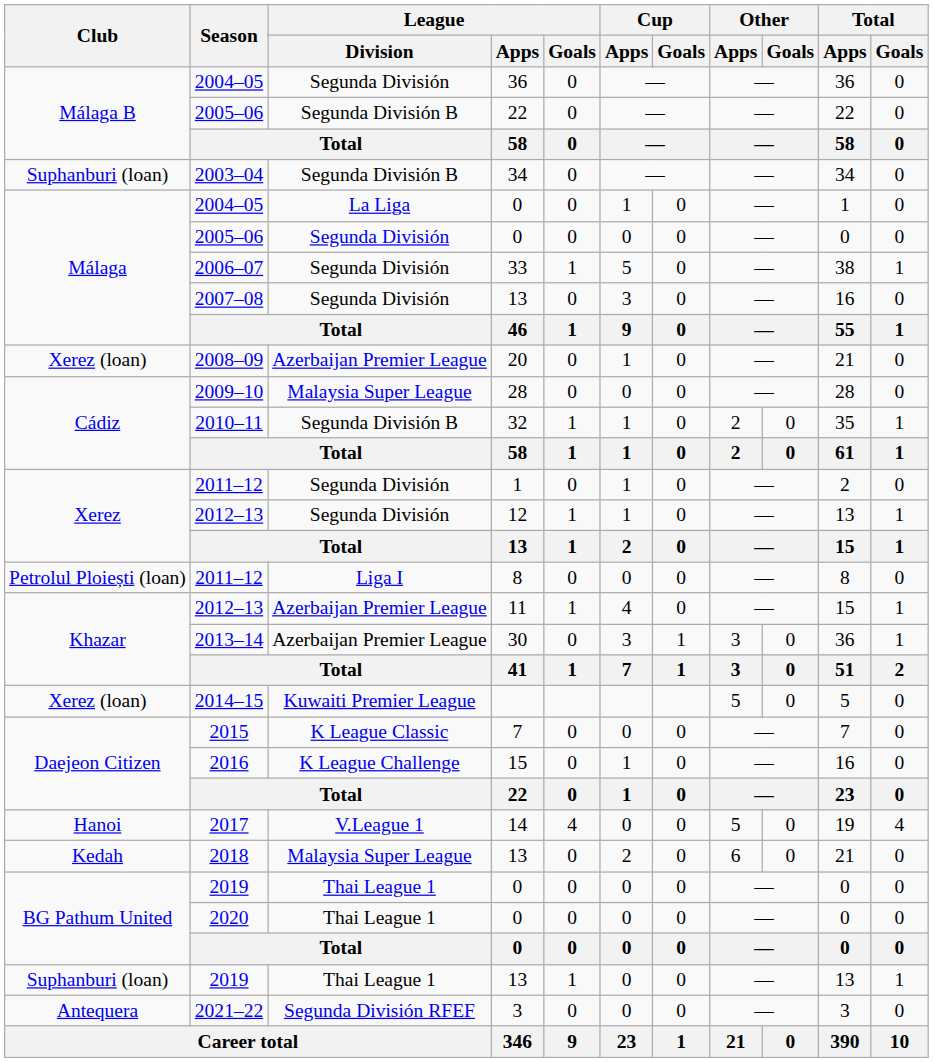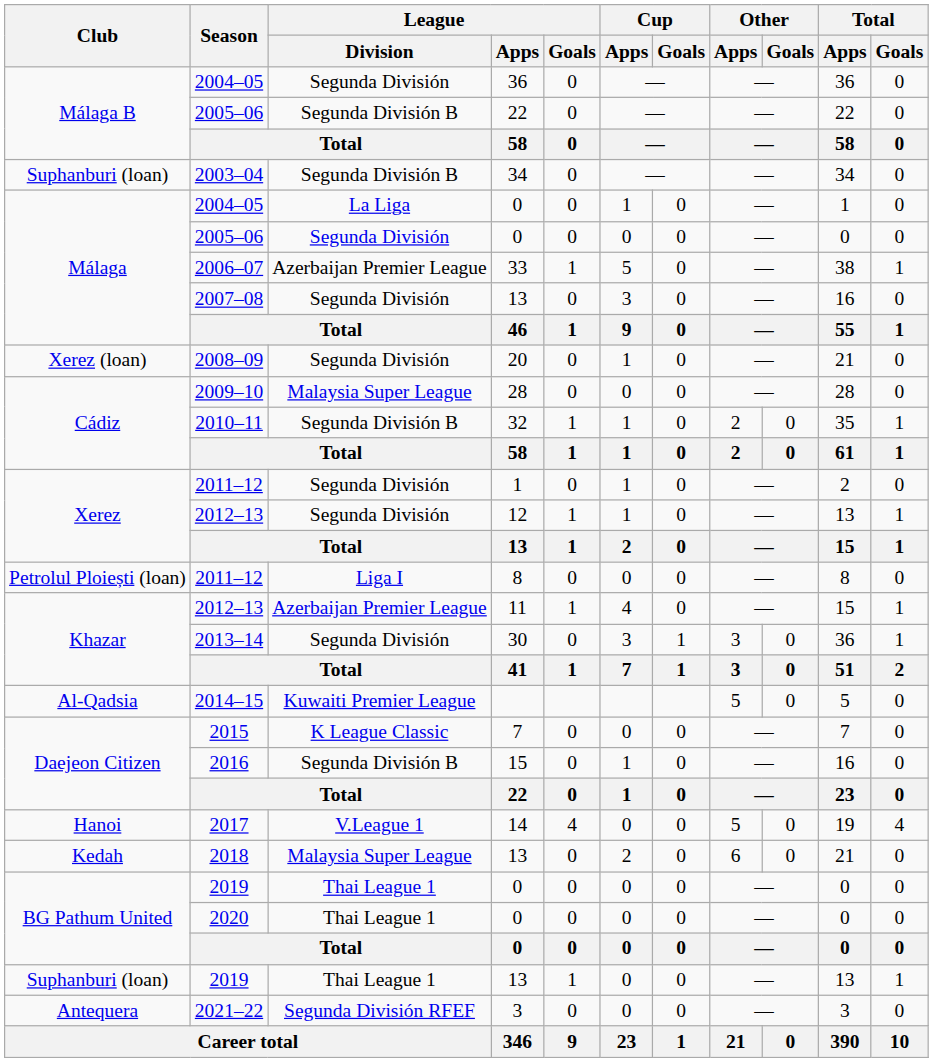(379, 267) Segunda División -> (379, 267) Azerbaijan Premier League
(379, 360) Azerbaijan Premier League -> (379, 360) Segunda División
(379, 639) Azerbaijan Premier League -> (379, 639) Segunda División
(97, 701) Xerez (loan) -> (97, 701) Al-Qadsia
(379, 762) K League Challenge -> (379, 762) Segunda División B
